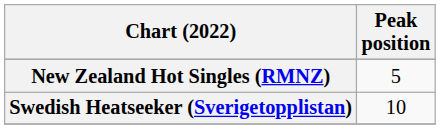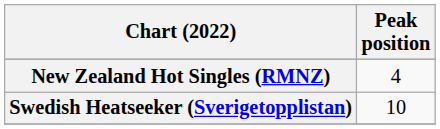(396, 75) 5 -> (396, 75) 4
